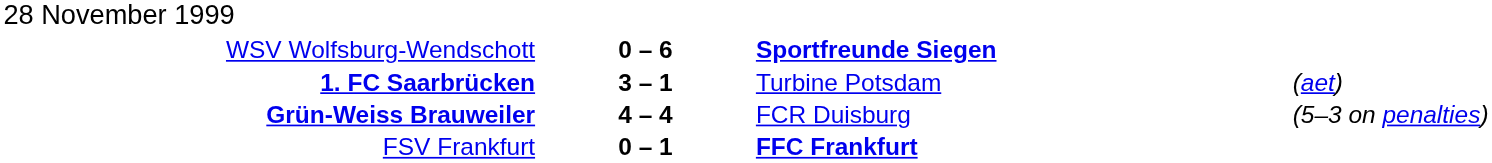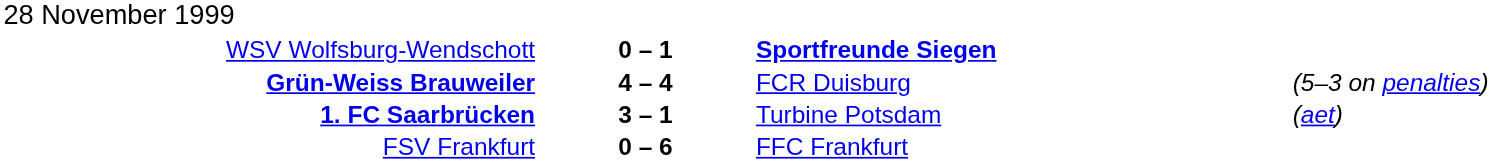(645, 50) 0 – 6 -> (645, 50) 0 – 1
rows swapped: (428, 82) <-> (401, 114)
(645, 147) 0 – 1 -> (645, 147) 0 – 6
(837, 147) bold -> (832, 147) normal
